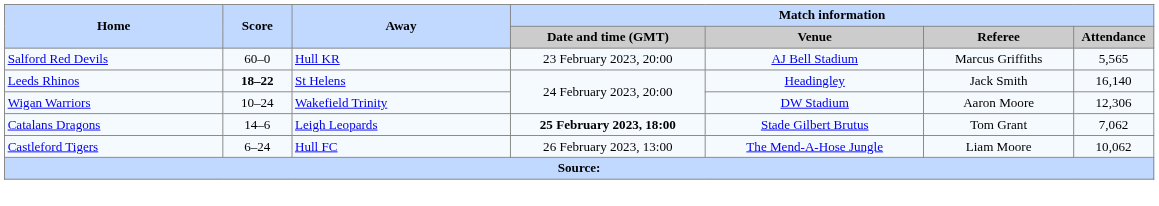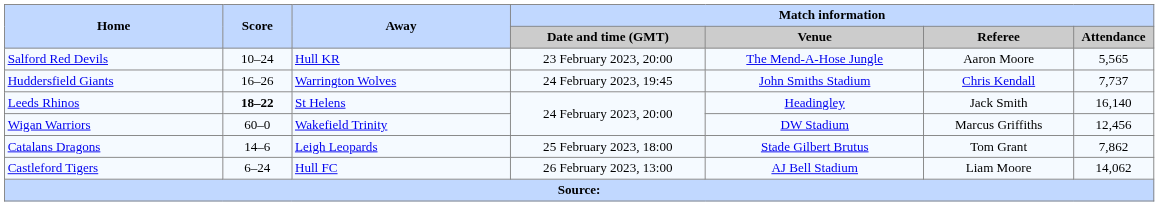(257, 59) 60–0 -> (257, 59) 10–24
(815, 59) AJ Bell Stadium -> (815, 59) The Mend-A-Hose Jungle
(999, 59) Marcus Griffiths -> (999, 59) Aaron Moore
+ row: (61, 80)
(257, 102) 10–24 -> (257, 124) 60–0
(999, 102) Aaron Moore -> (999, 124) Marcus Griffiths
(1114, 102) 12,306 -> (1114, 124) 12,456
(608, 124) bold -> (608, 146) normal
(1114, 124) 7,062 -> (1114, 146) 7,862
(815, 146) The Mend-A-Hose Jungle -> (815, 168) AJ Bell Stadium
(1114, 146) 10,062 -> (1114, 168) 14,062
